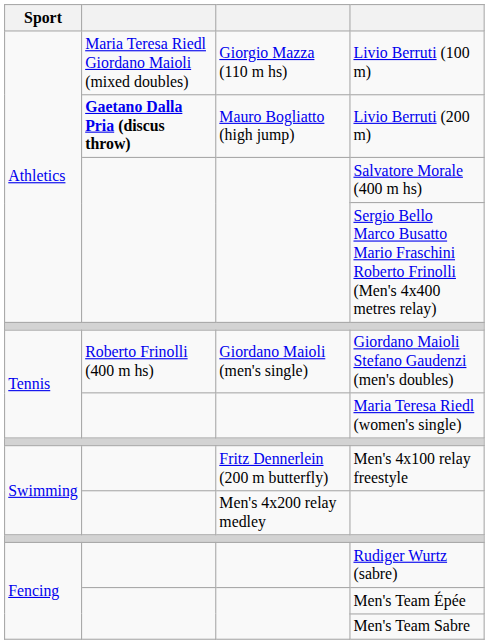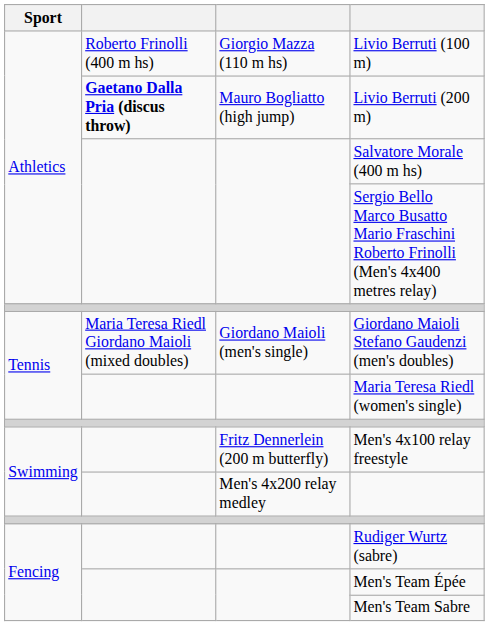(146, 62) Maria Teresa Riedl Giordano Maioli (mixed doubles) -> (136, 53) Roberto Frinolli (400 m hs)
(136, 361) Roberto Frinolli (400 m hs) -> (146, 343) Maria Teresa Riedl Giordano Maioli (mixed doubles)
